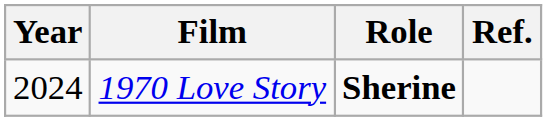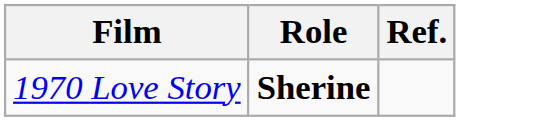- column: (48, 32)
